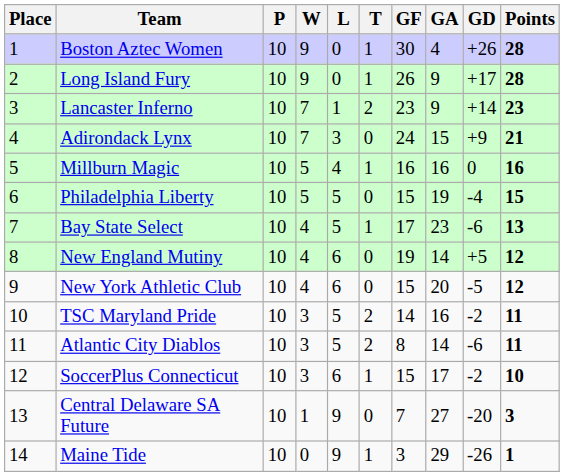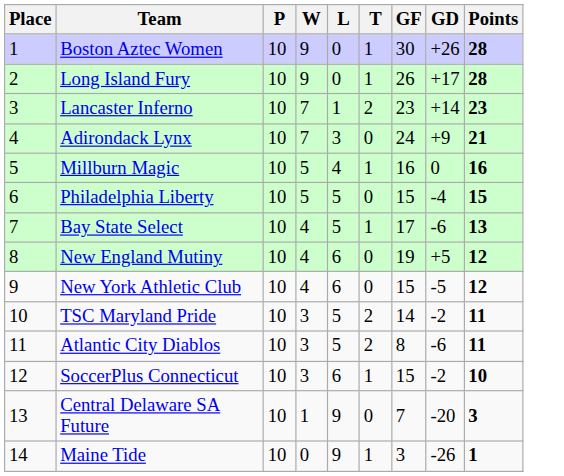- column: (444, 19)
